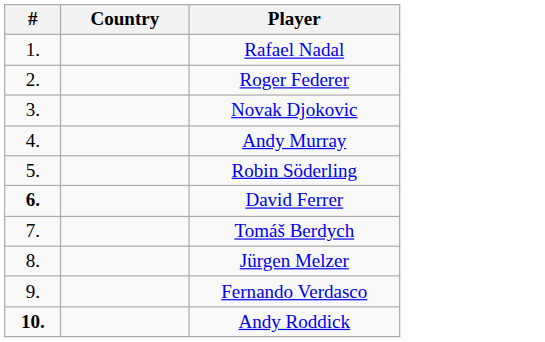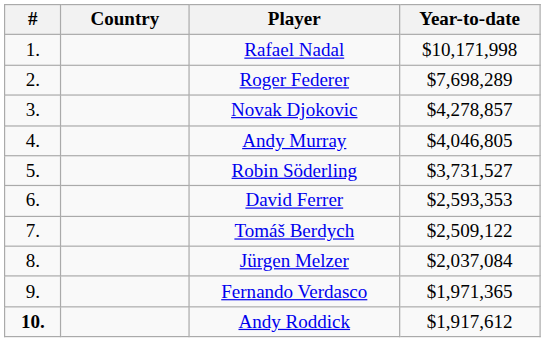+ column: (470, 19)
(33, 200) bold -> (33, 200) normal
